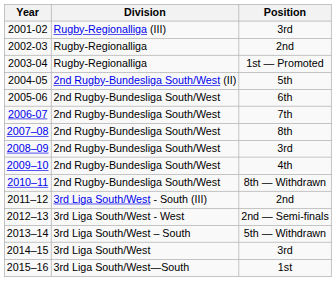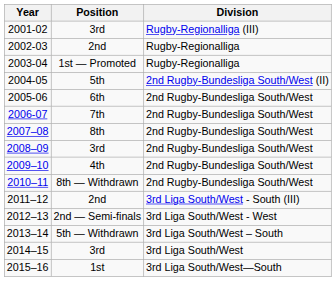columns swapped: (145, 13) <-> (285, 13)
